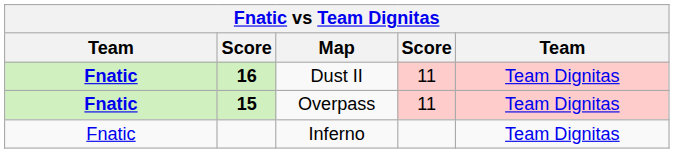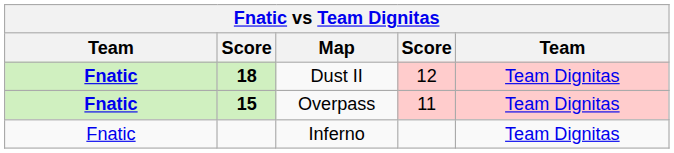(247, 76) 16 -> (247, 76) 18
(427, 76) 11 -> (427, 76) 12
